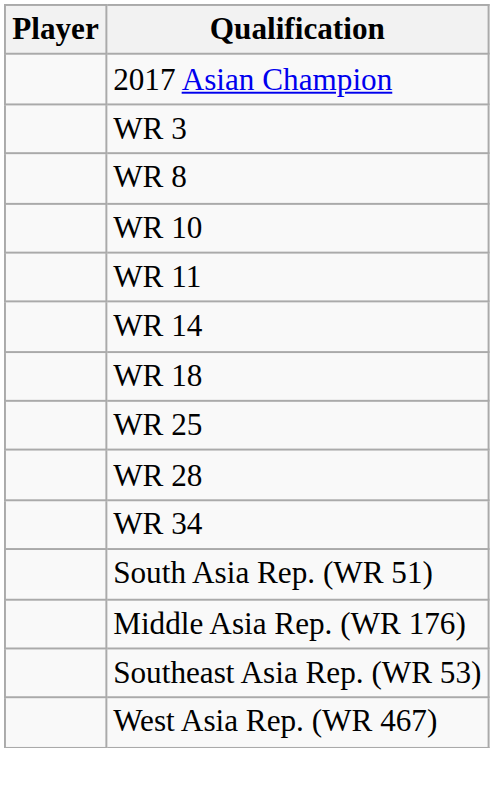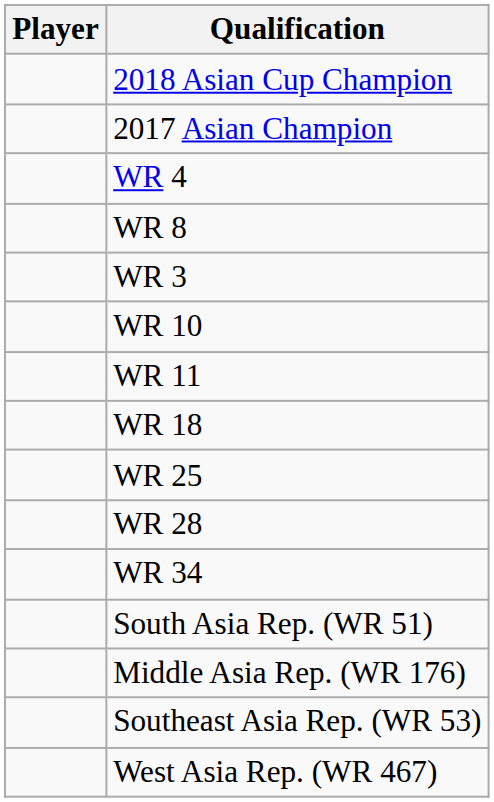+ row: (283, 78)
+ row: (150, 177)
rows swapped: (150, 128) <-> (150, 177)
- row: (158, 326)
